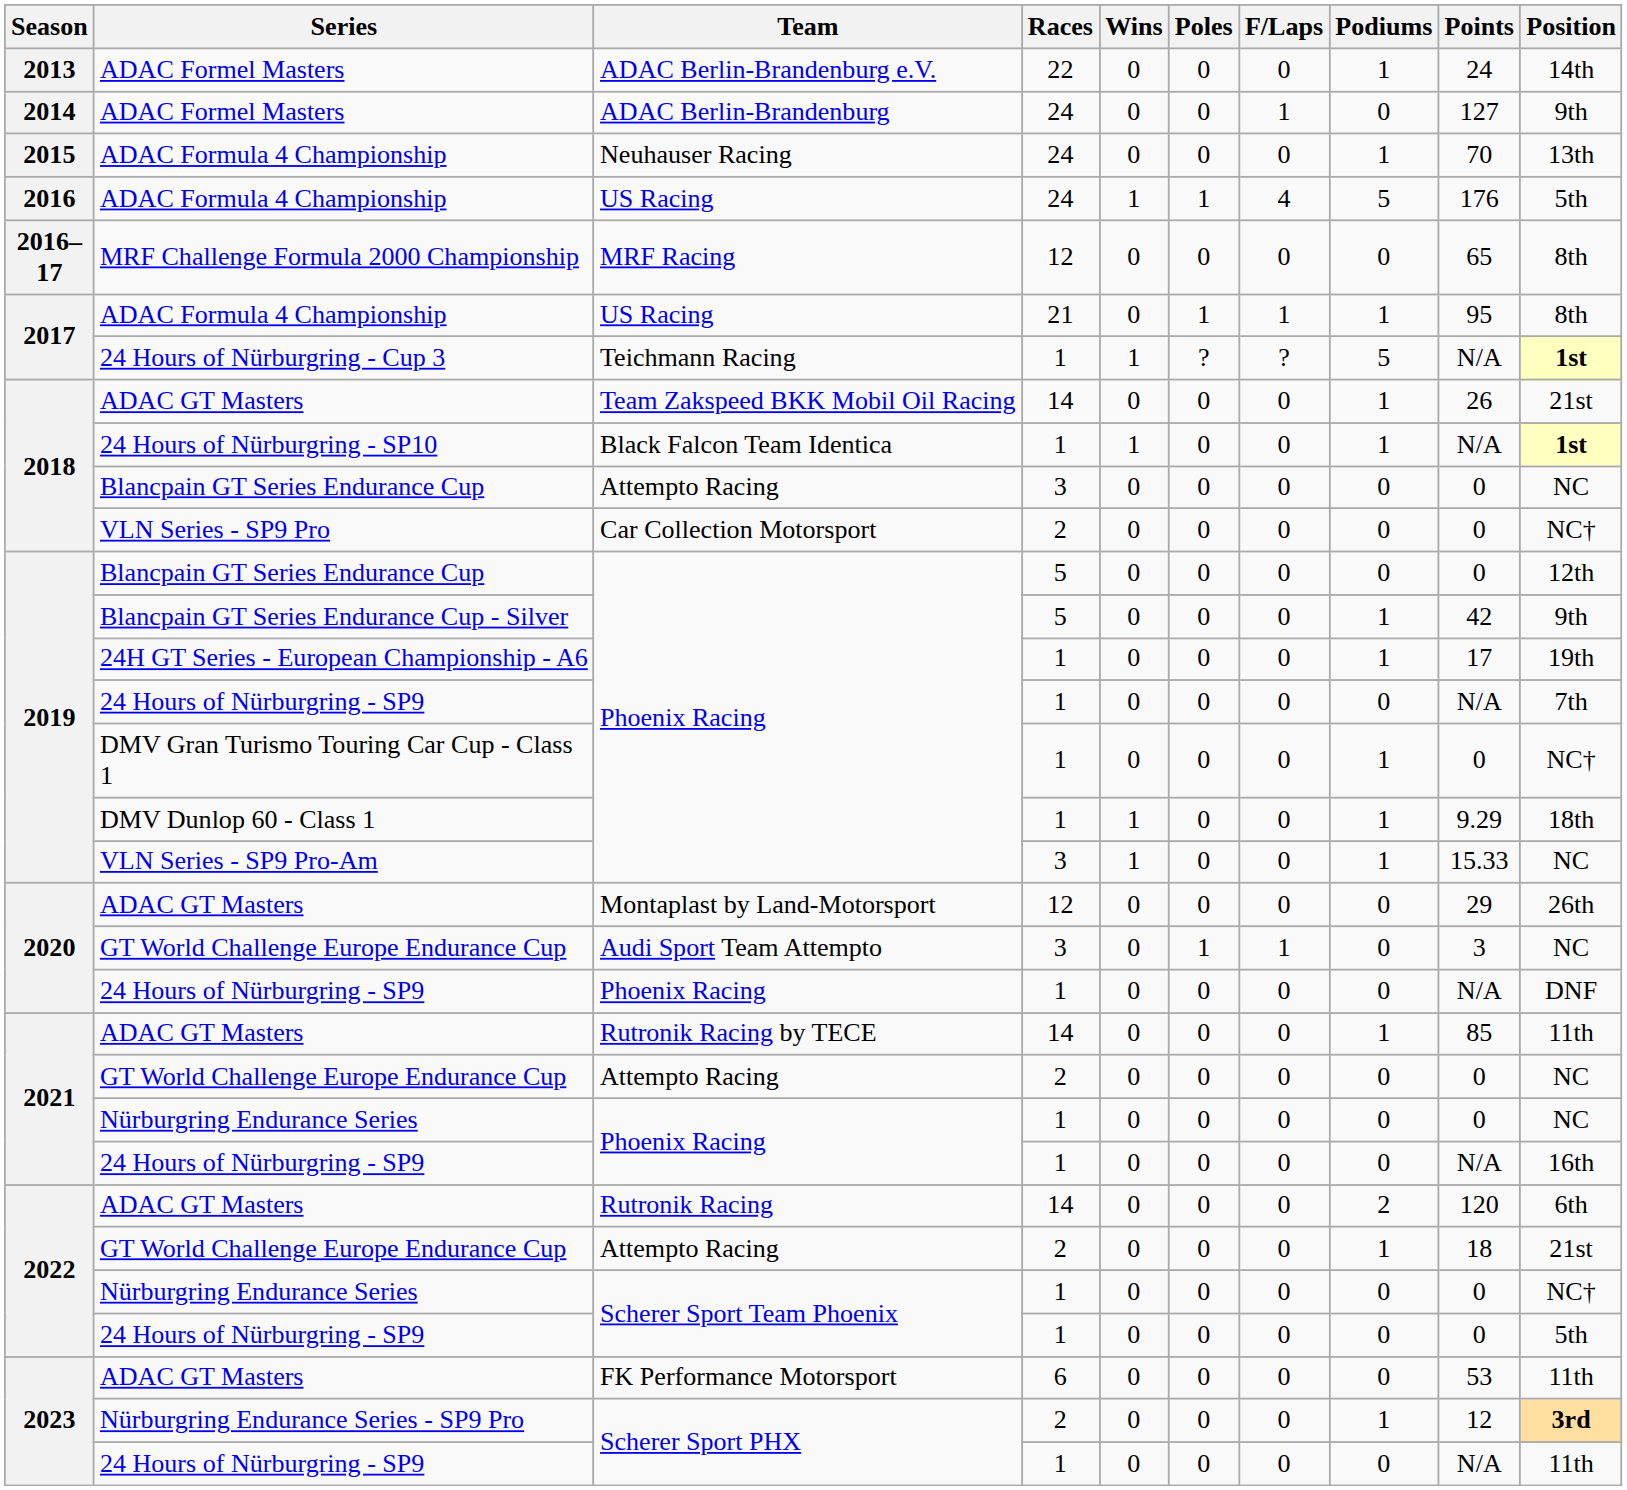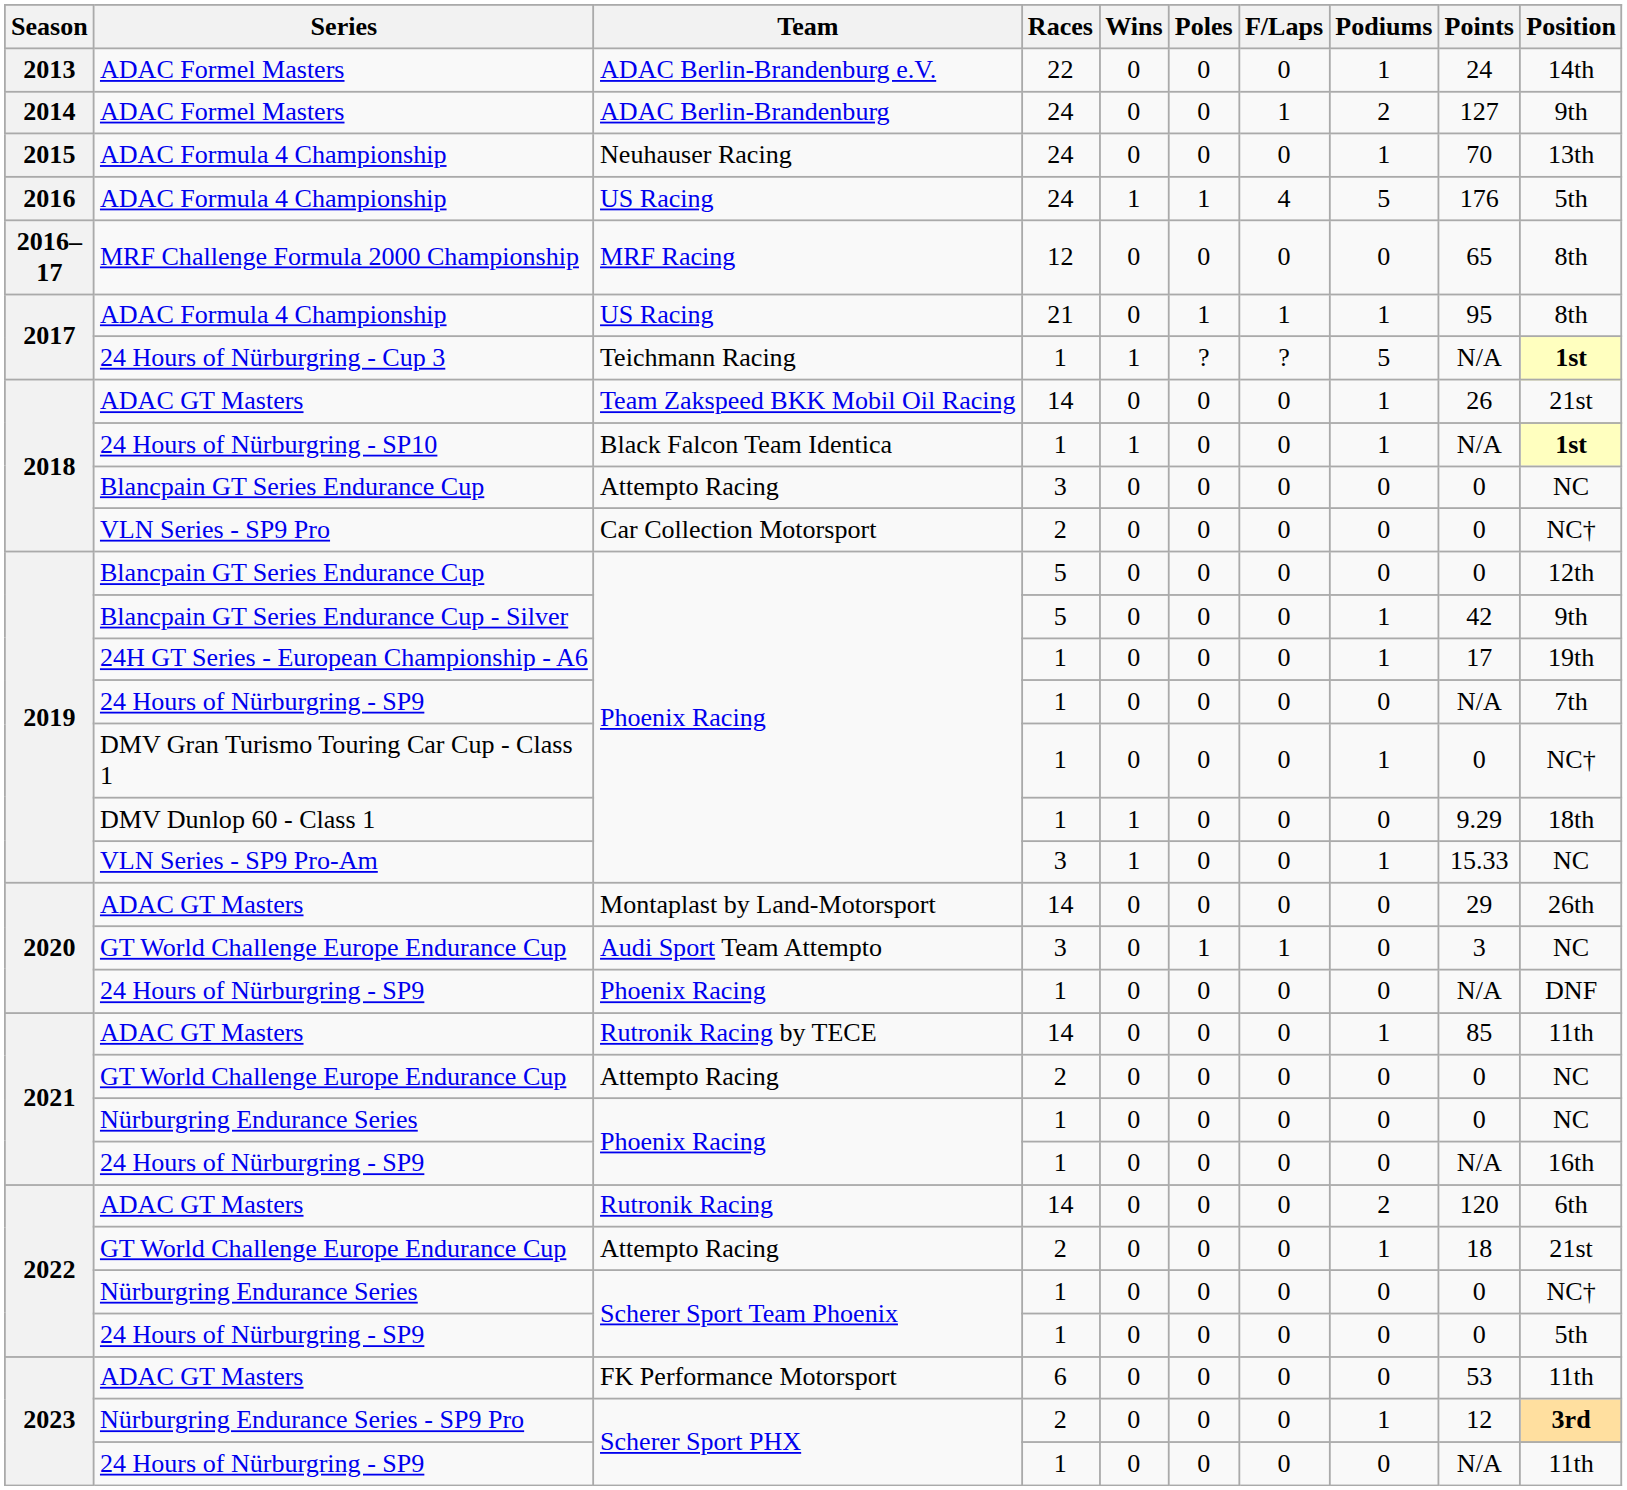(1384, 112) 0 -> (1384, 112) 2
(1384, 818) 1 -> (1384, 818) 0
(1060, 904) 12 -> (1060, 904) 14
